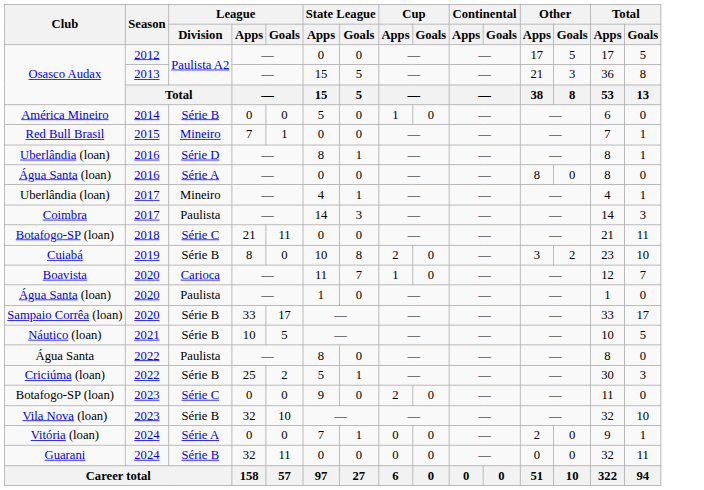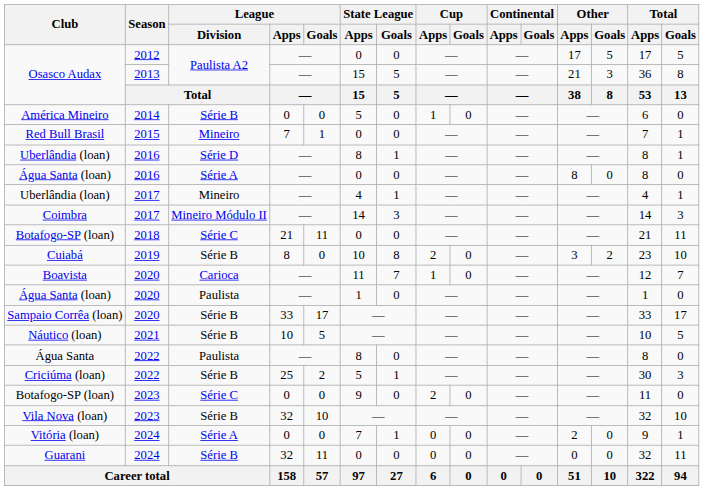(200, 214) Paulista -> (219, 214) Mineiro Módulo II
